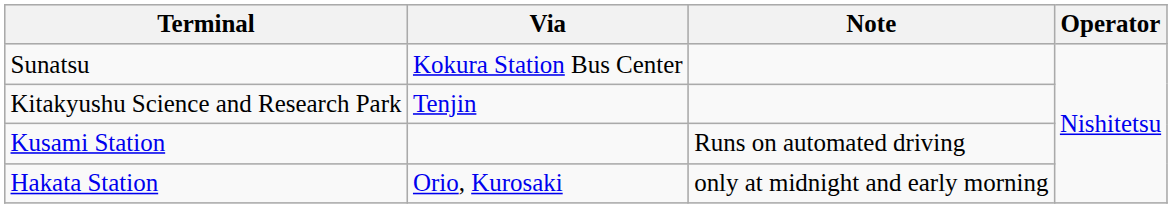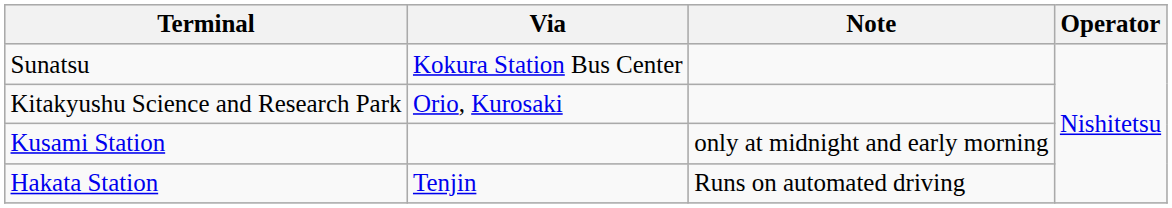(445, 103) Tenjin -> (488, 103) Orio, Kurosaki
(830, 143) Runs on automated driving -> (871, 143) only at midnight and early morning
(488, 182) Orio, Kurosaki -> (445, 182) Tenjin
(871, 182) only at midnight and early morning -> (830, 182) Runs on automated driving
